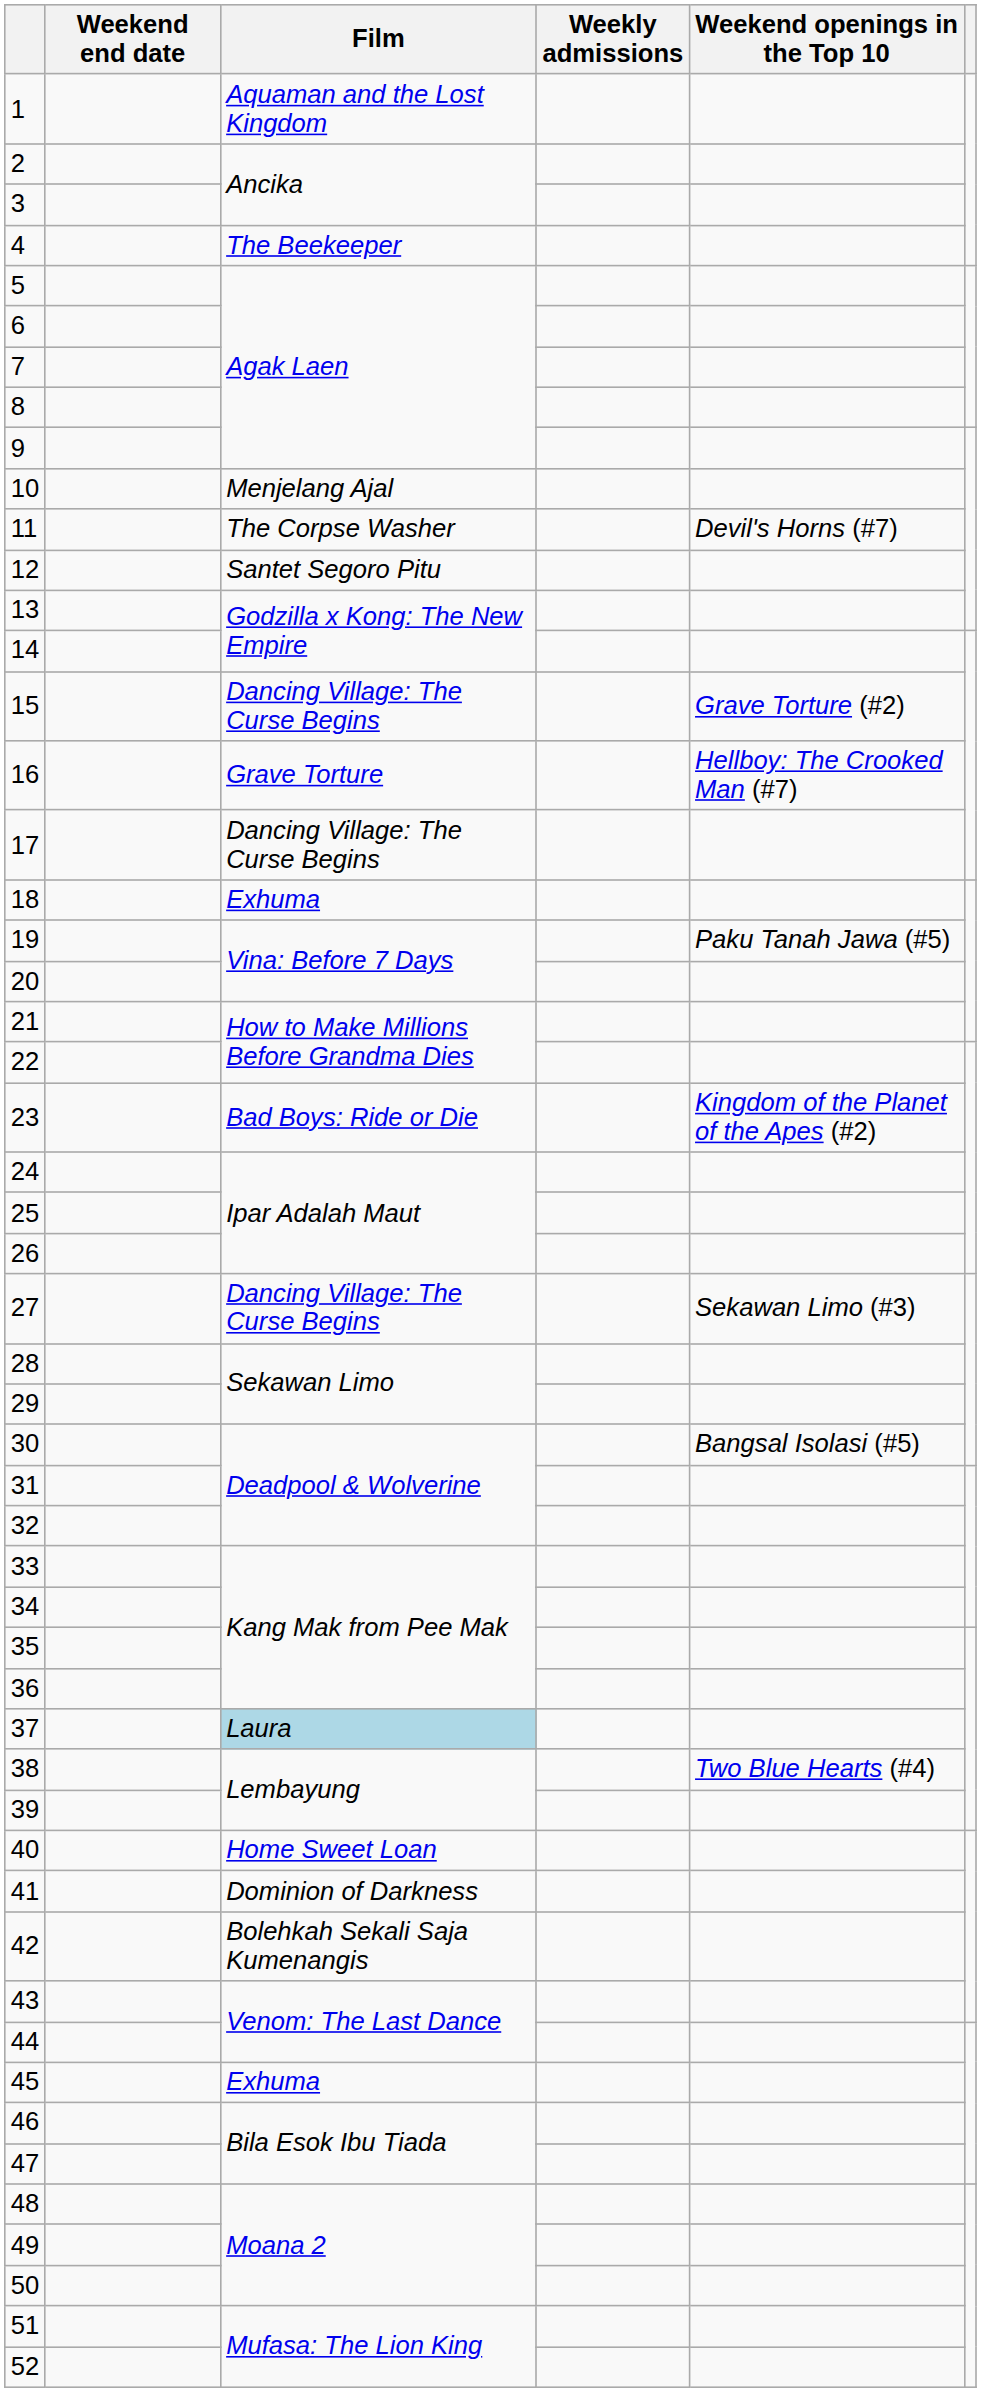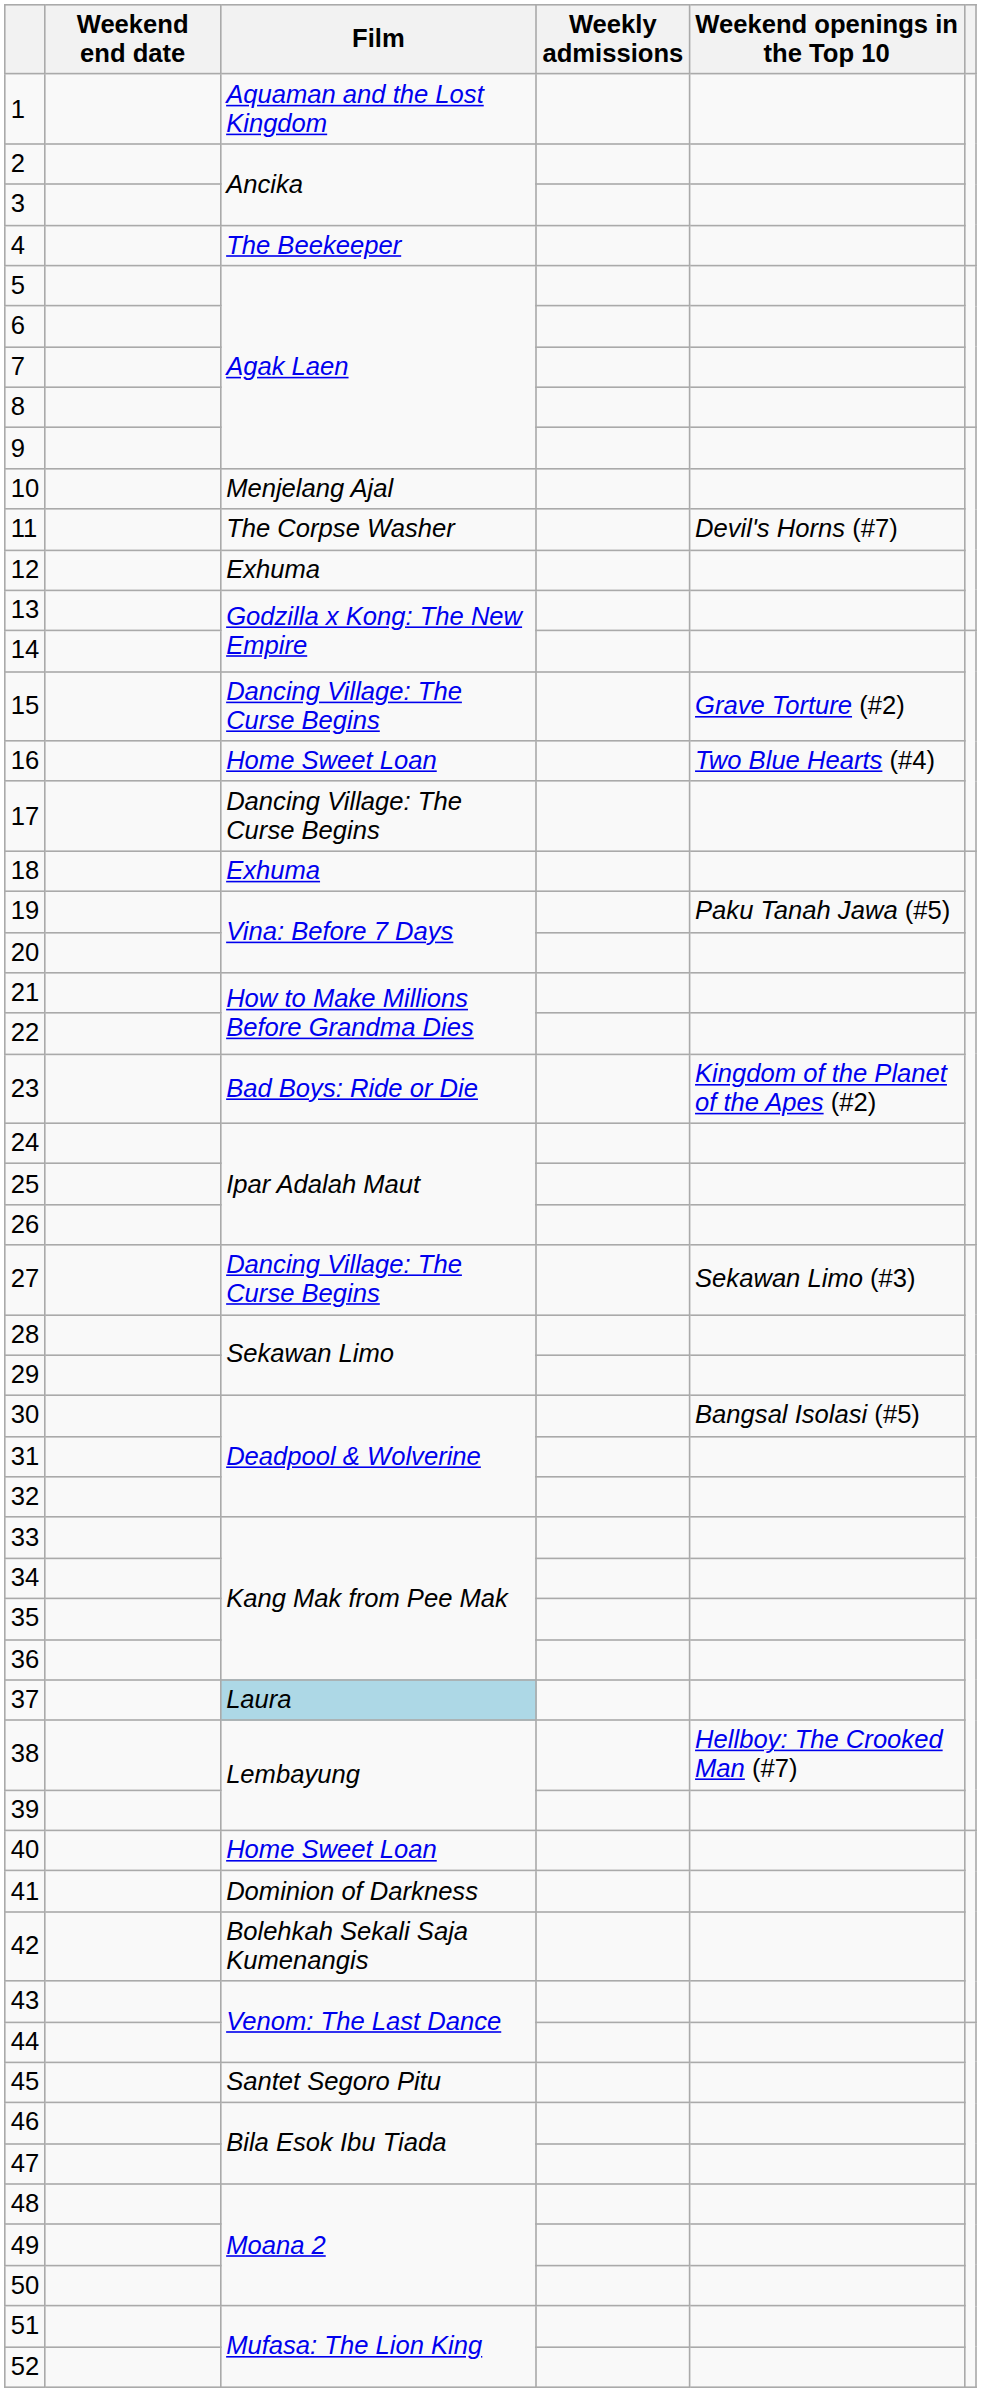(334, 569) Santet Segoro Pitu -> (273, 569) Exhuma
(305, 775) Grave Torture -> (331, 760) Home Sweet Loan
(819, 775) Hellboy: The Crooked Man (#7) -> (815, 760) Two Blue Hearts (#4)
(815, 1769) Two Blue Hearts (#4) -> (819, 1754) Hellboy: The Crooked Man (#7)
(273, 2082) Exhuma -> (334, 2082) Santet Segoro Pitu
